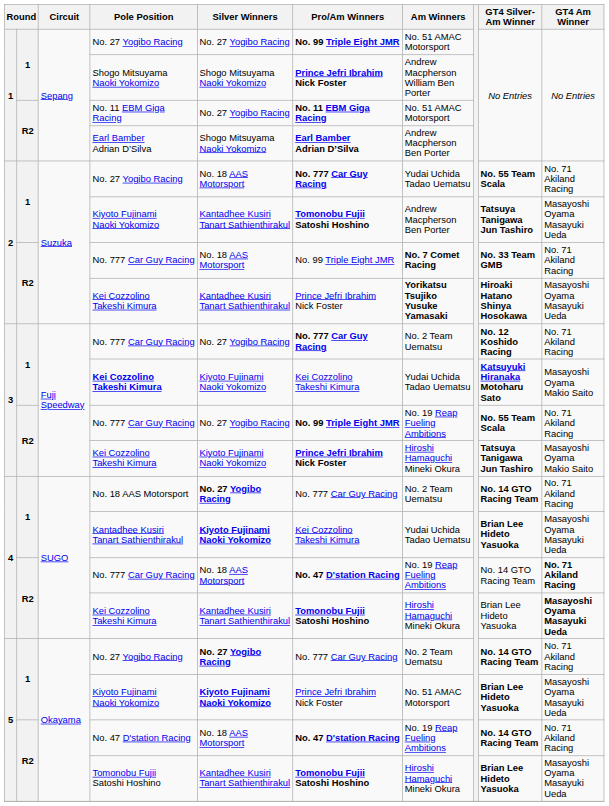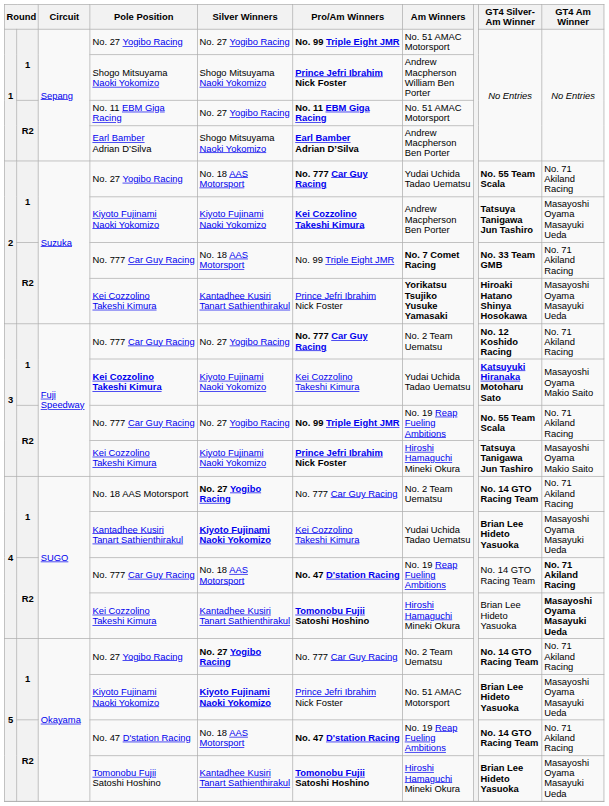(245, 219) Kantadhee Kusiri Tanart Sathienthirakul -> (233, 219) Kiyoto Fujinami Naoki Yokomizo
(332, 219) Tomonobu Fujii Satoshi Hoshino -> (330, 219) Kei Cozzolino Takeshi Kimura
